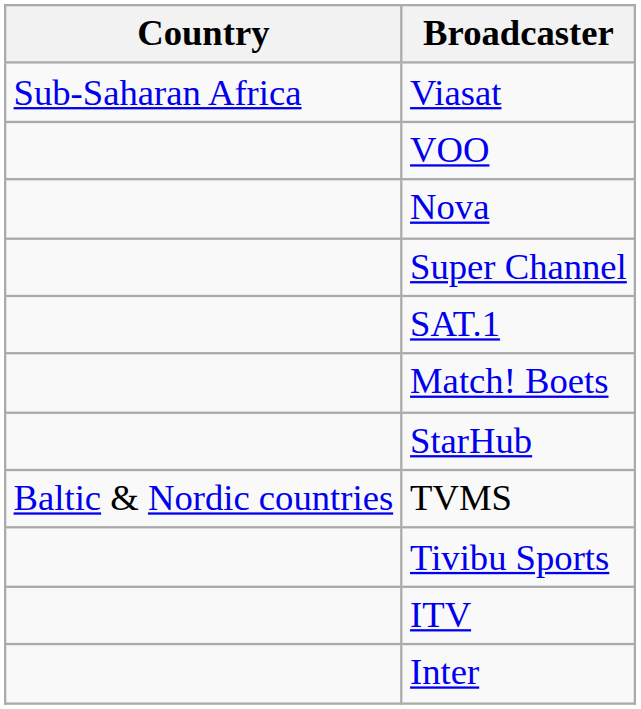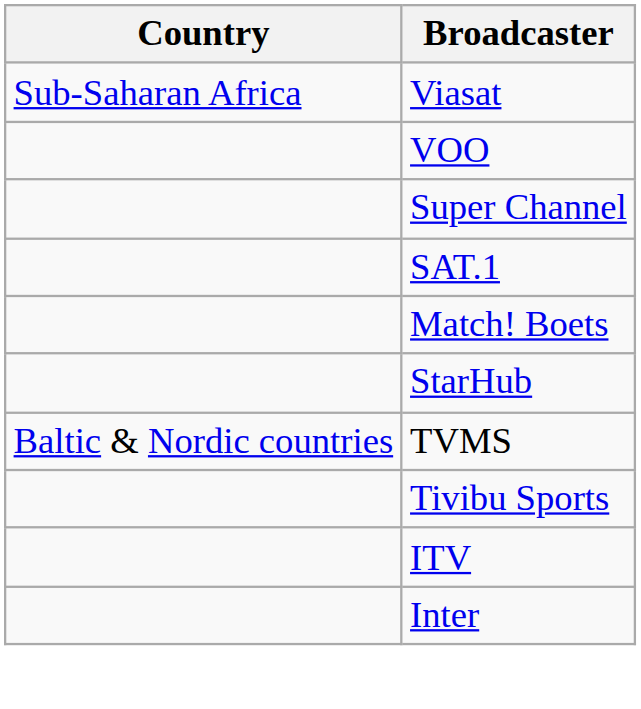- row: (450, 207)
